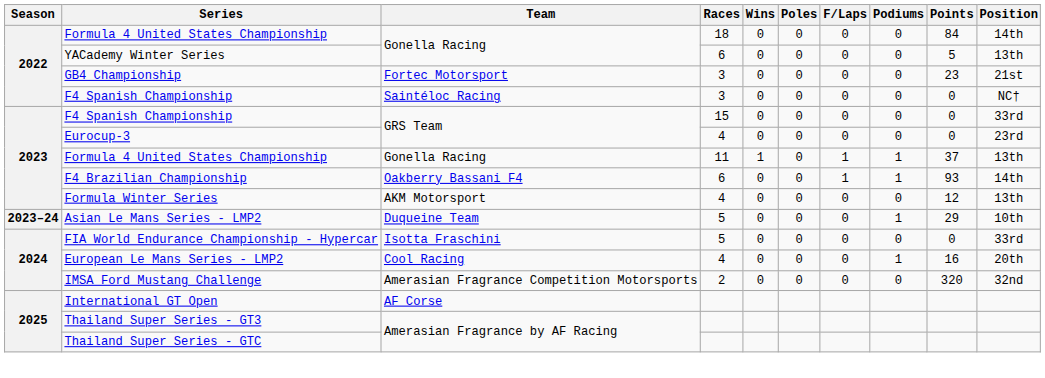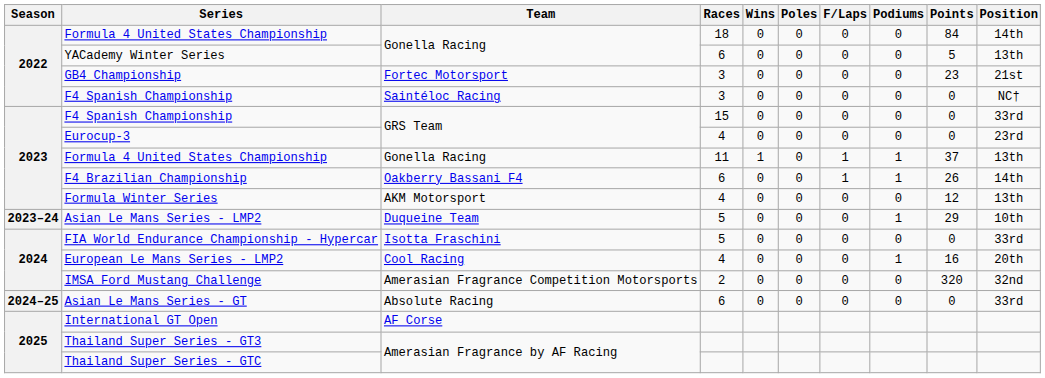(952, 178) 93 -> (952, 178) 26
+ row: (156, 301)
